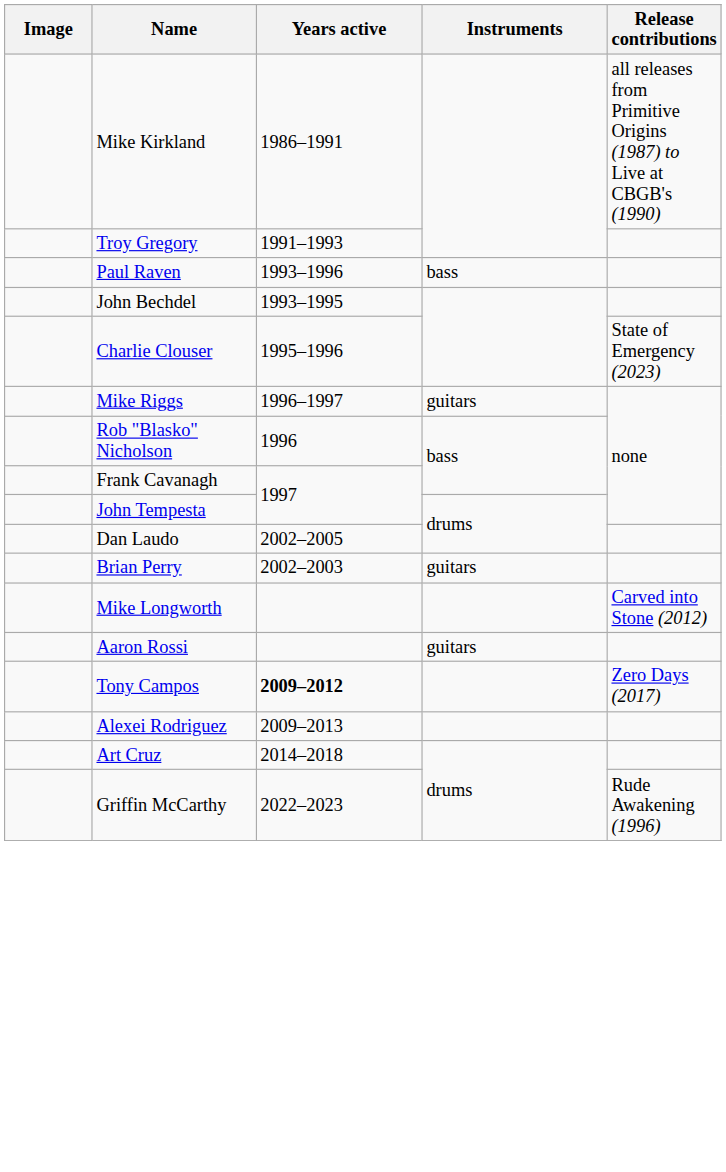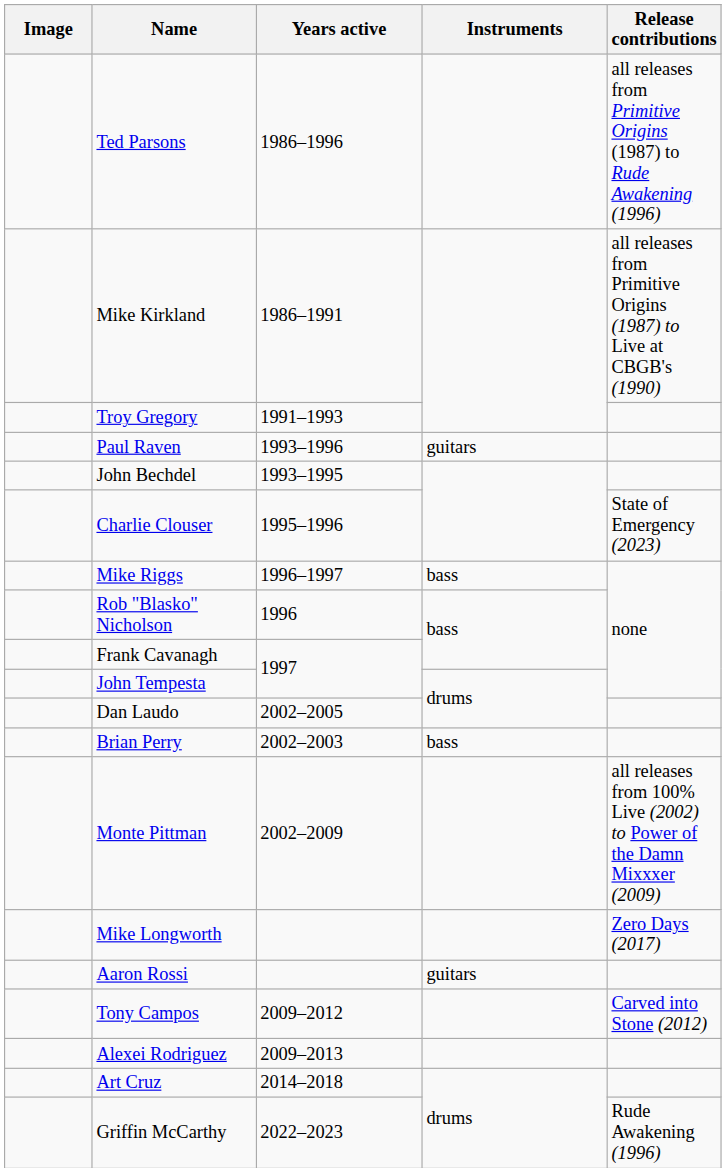+ row: (141, 141)
(442, 272) bass -> (451, 446) guitars
(451, 401) guitars -> (442, 575) bass
(451, 567) guitars -> (442, 741) bass
+ row: (151, 833)
(659, 607) Carved into Stone (2012) -> (650, 934) Zero Days (2017)
(302, 686) bold -> (302, 1013) normal
(650, 686) Zero Days (2017) -> (659, 1013) Carved into Stone (2012)
